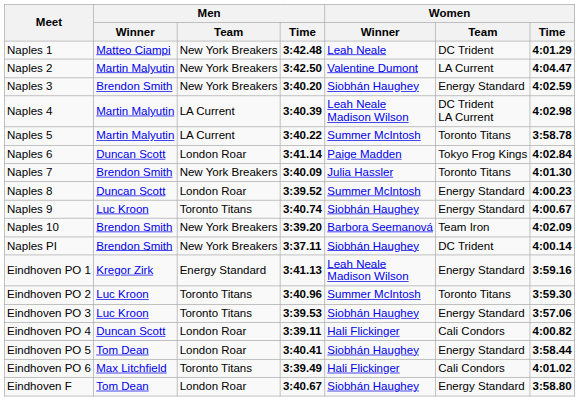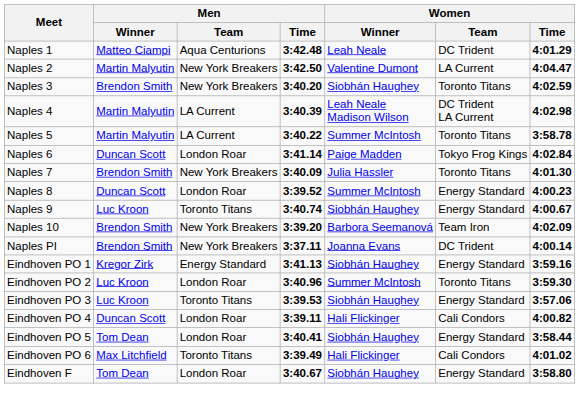(229, 50) New York Breakers -> (223, 50) Aqua Centurions
(482, 86) Energy Standard -> (474, 86) Toronto Titans
(373, 245) Siobhán Haughey -> (364, 245) Joanna Evans
(368, 270) Leah Neale Madison Wilson -> (373, 264) Siobhán Haughey
(216, 295) Toronto Titans -> (213, 282) London Roar
